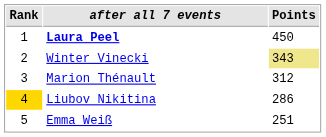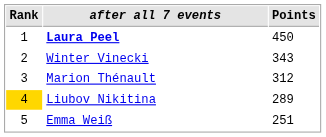(283, 59) khaki background -> (283, 59) no background
(283, 100) 286 -> (283, 100) 289
